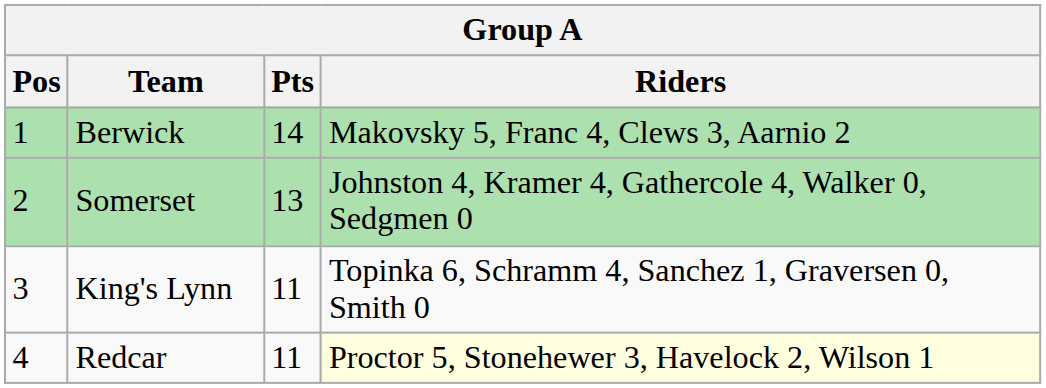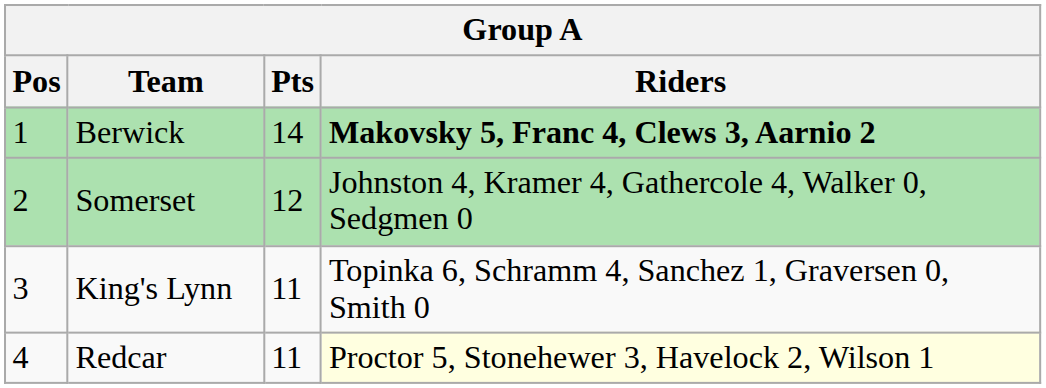(590, 132) normal -> (602, 132) bold
(287, 201) 13 -> (287, 201) 12
